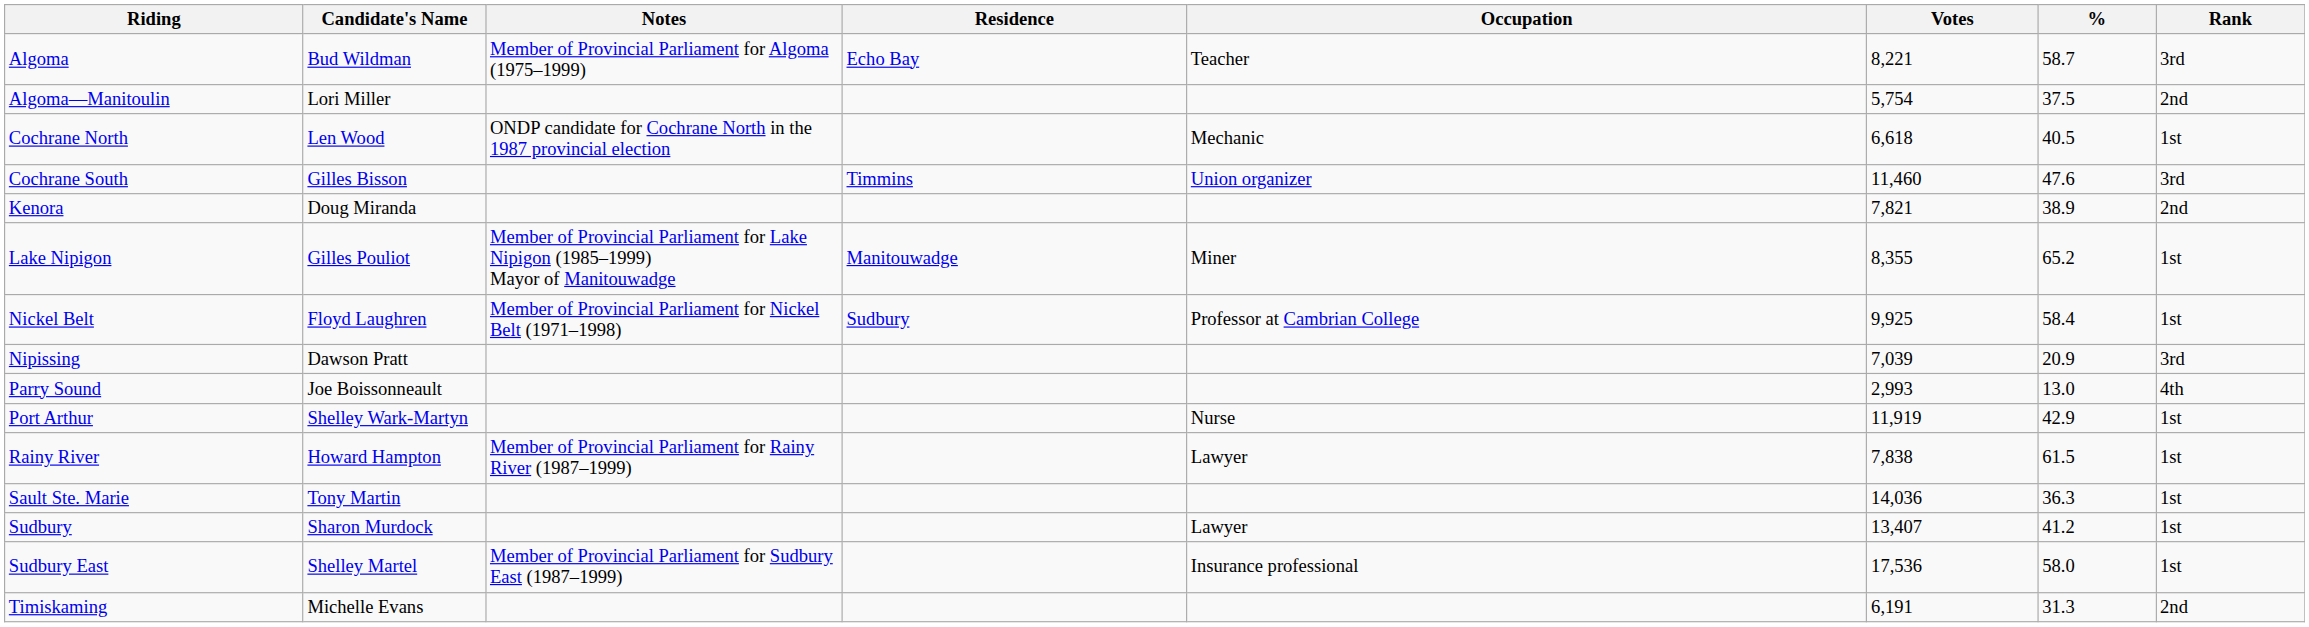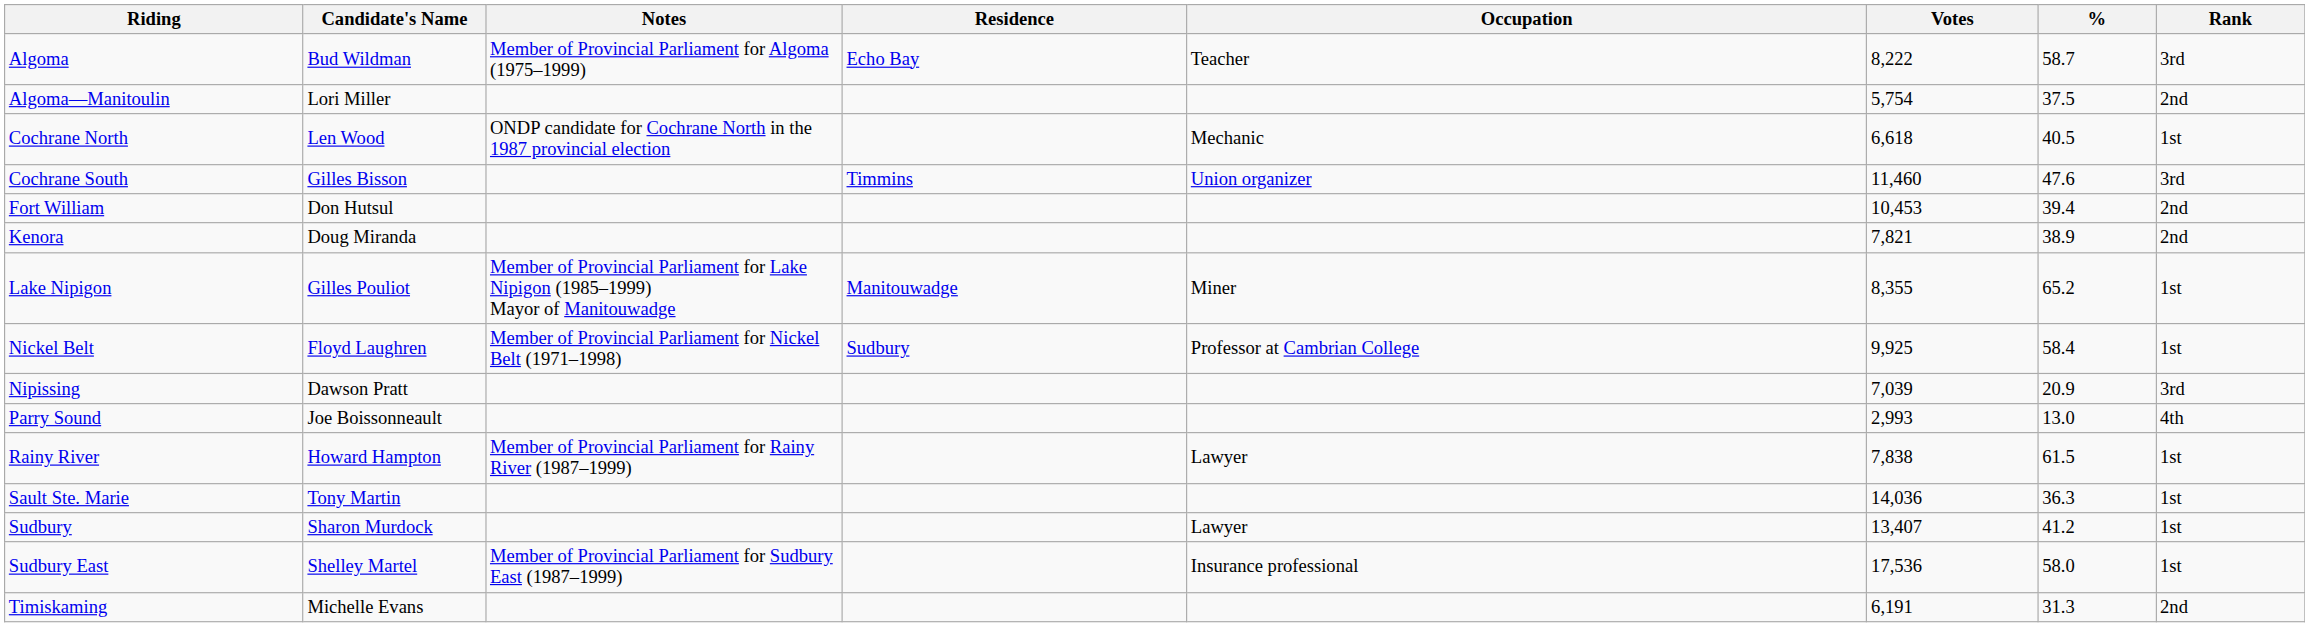(1892, 59) 8,221 -> (1892, 59) 8,222
+ row: (57, 208)
- row: (51, 417)
